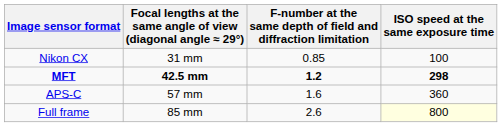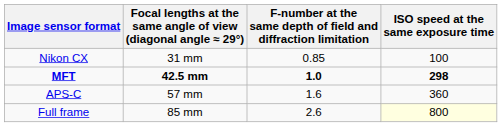(314, 76) 1.2 -> (314, 76) 1.0
